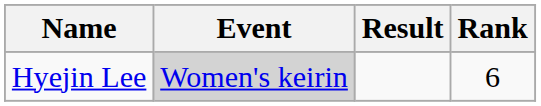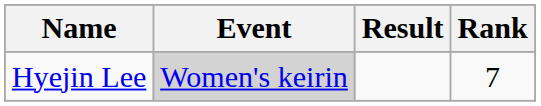(493, 76) 6 -> (493, 76) 7
